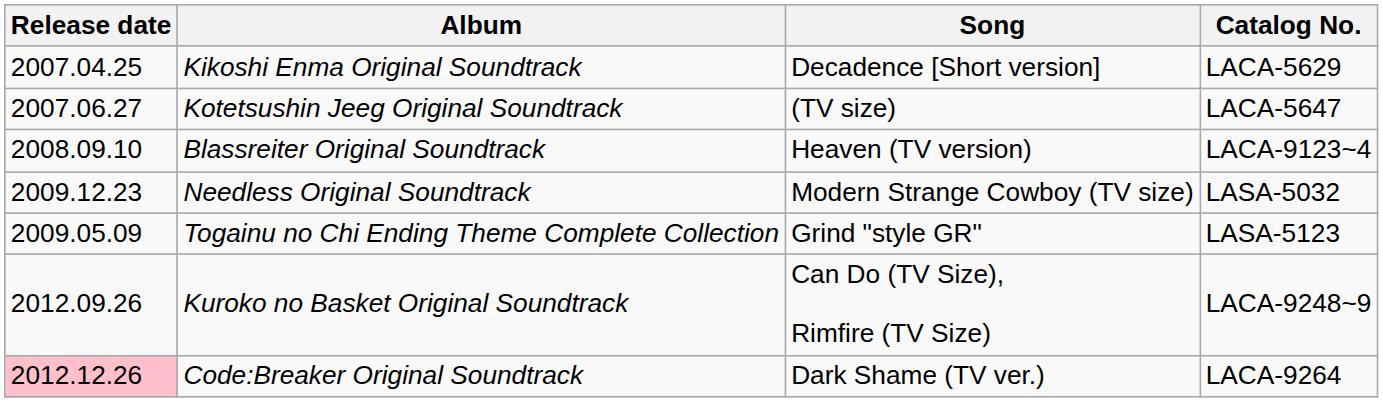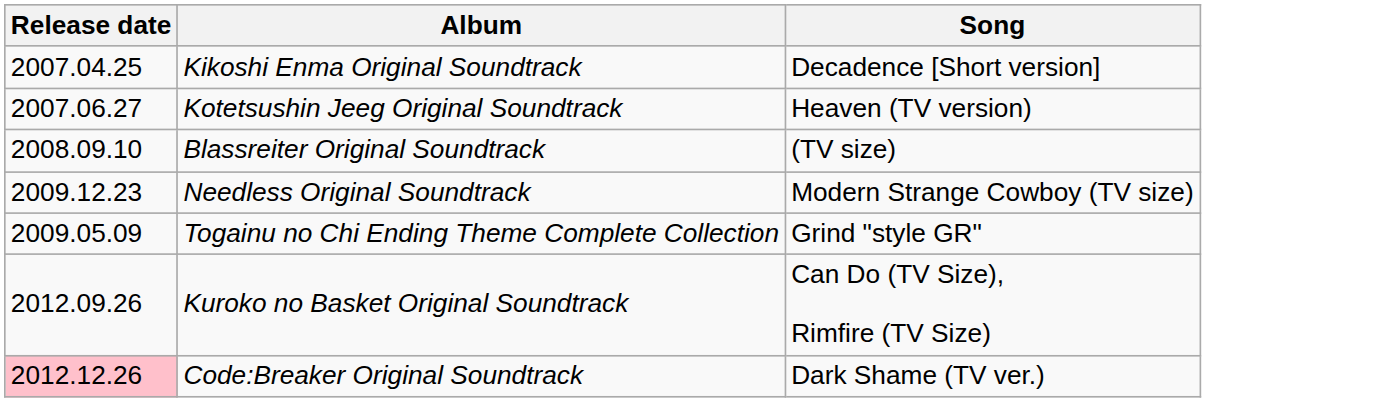- column: (1289, 25)
(844, 108) (TV size) -> (911, 108) Heaven (TV version)
(911, 150) Heaven (TV version) -> (844, 150) (TV size)
